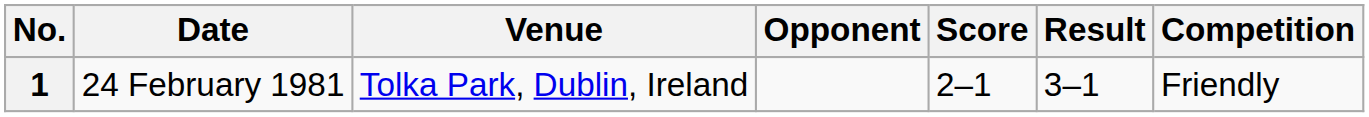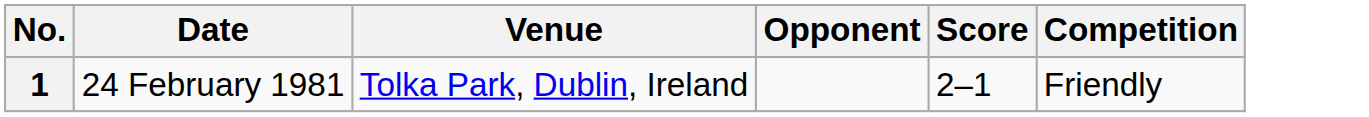- column: (1095, 30)
